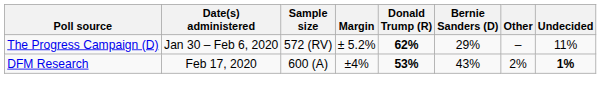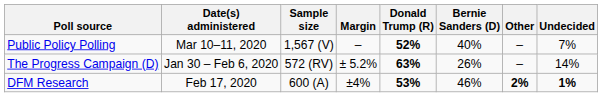+ row: (61, 45)
(406, 45) 62% -> (408, 64) 63%
(468, 45) 29% -> (469, 64) 26%
(566, 45) 11% -> (567, 64) 14%
(468, 64) 43% -> (469, 83) 46%
(518, 64) normal -> (520, 83) bold
